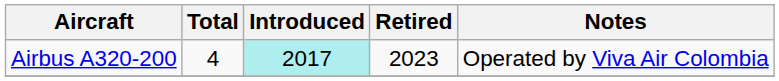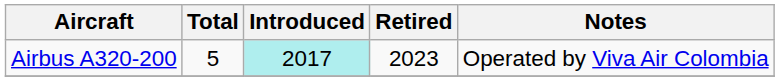(213, 57) 4 -> (213, 57) 5
